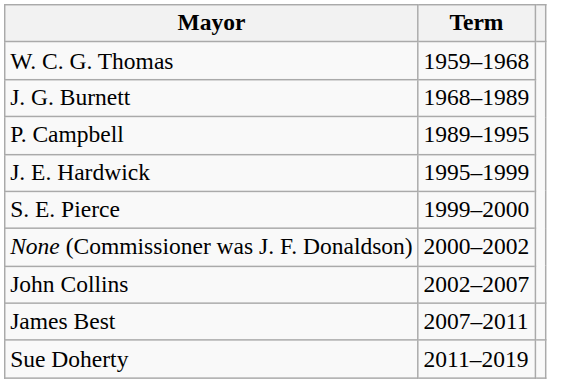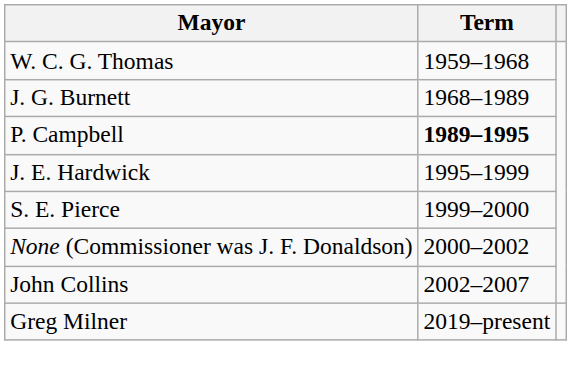(476, 135) normal -> (476, 135) bold
- row: (63, 321)
- row: (69, 358)
+ row: (69, 321)
